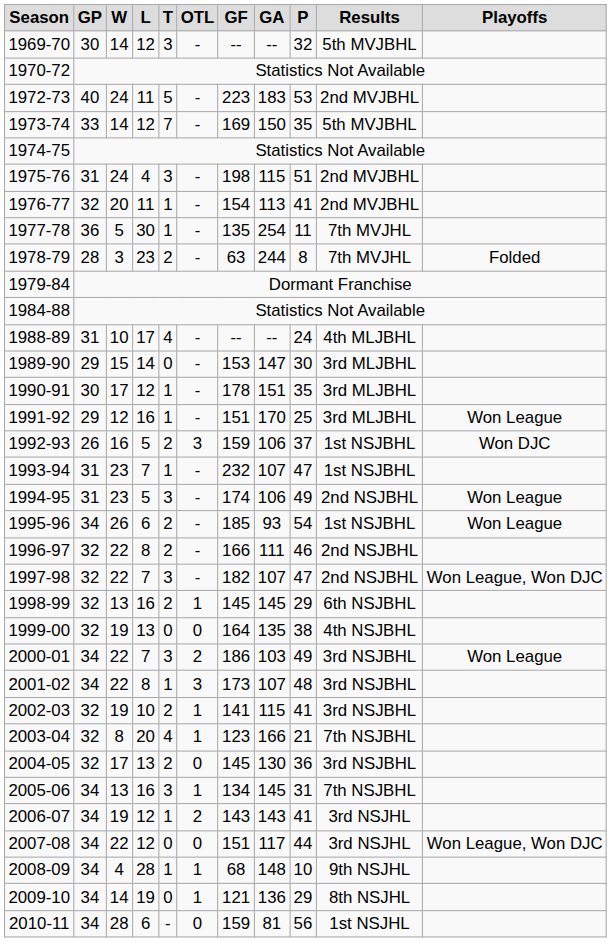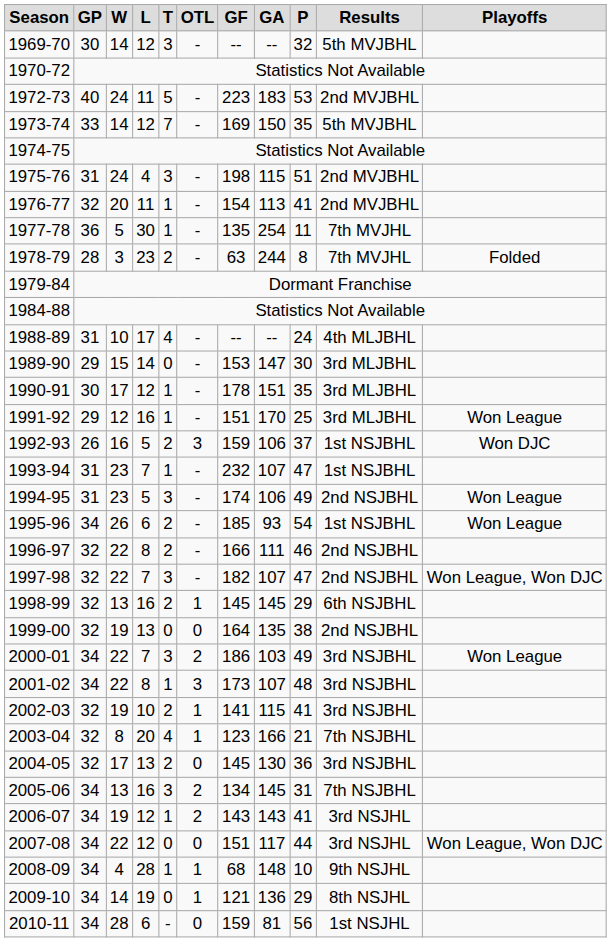(370, 630) 4th NSJBHL -> (370, 630) 2nd NSJBHL
(197, 790) 1 -> (197, 790) 2
